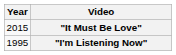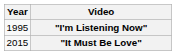rows swapped: (101, 43) <-> (101, 27)
